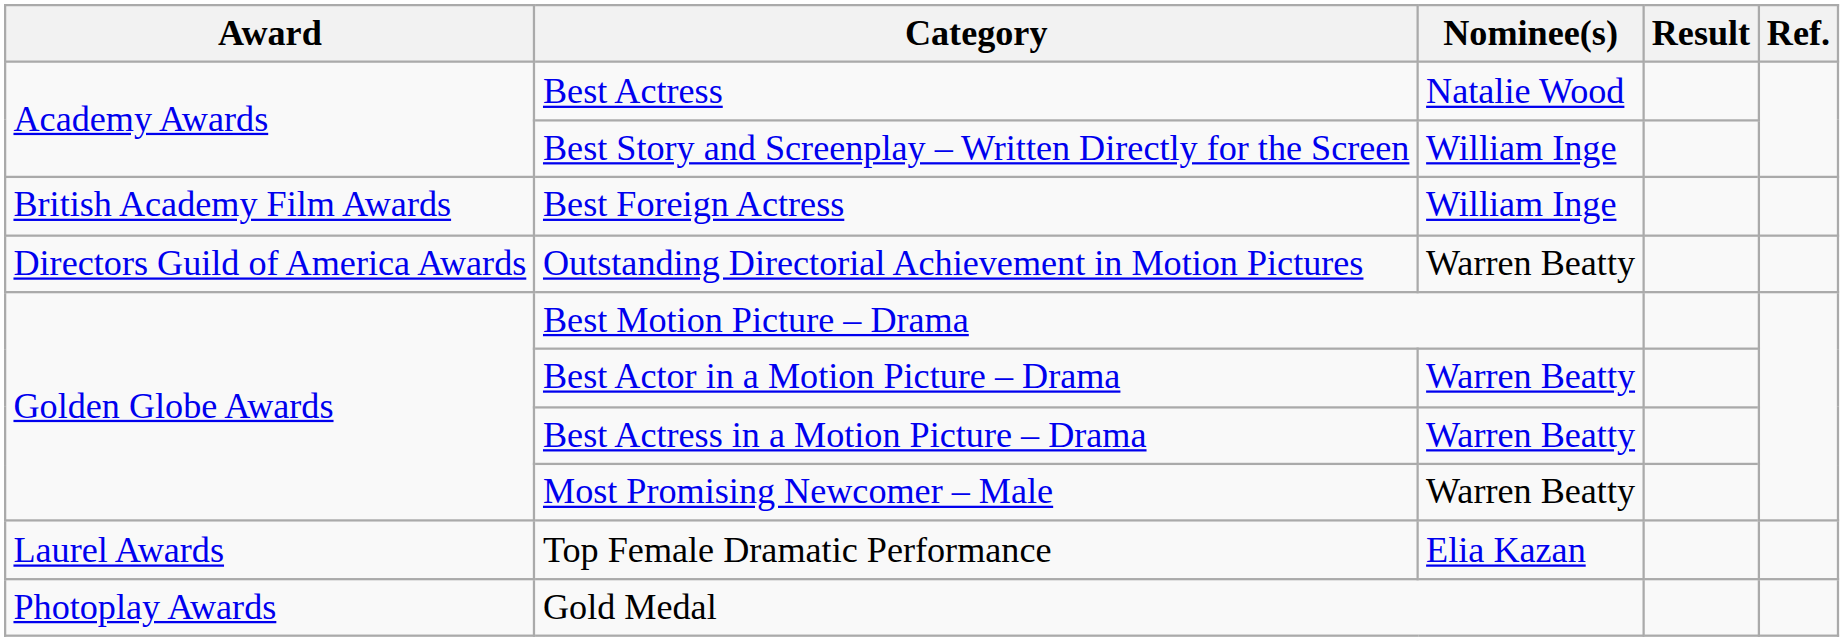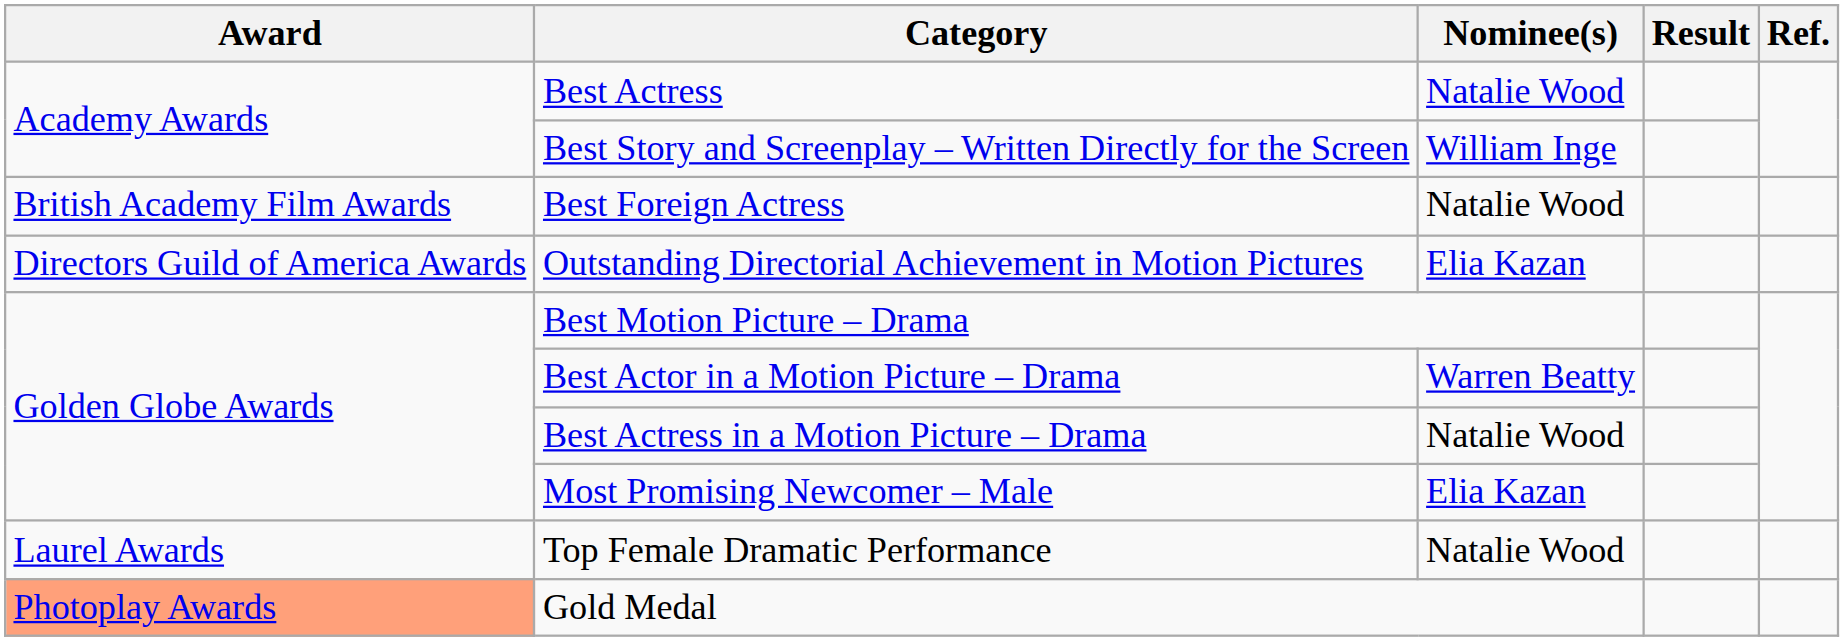(1521, 205) William Inge -> (1525, 205) Natalie Wood
(1531, 262) Warren Beatty -> (1506, 262) Elia Kazan
(1531, 434) Warren Beatty -> (1525, 434) Natalie Wood
(1531, 491) Warren Beatty -> (1506, 491) Elia Kazan
(1506, 549) Elia Kazan -> (1525, 549) Natalie Wood
(145, 606) no background -> (145, 606) lightsalmon background
